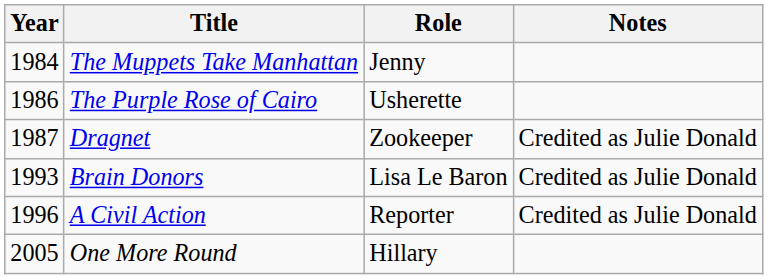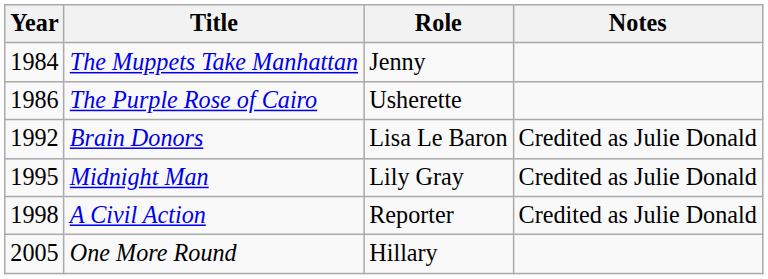- row: (110, 138)
(34, 176) 1993 -> (34, 138) 1992
+ row: (139, 176)
(34, 215) 1996 -> (34, 215) 1998
